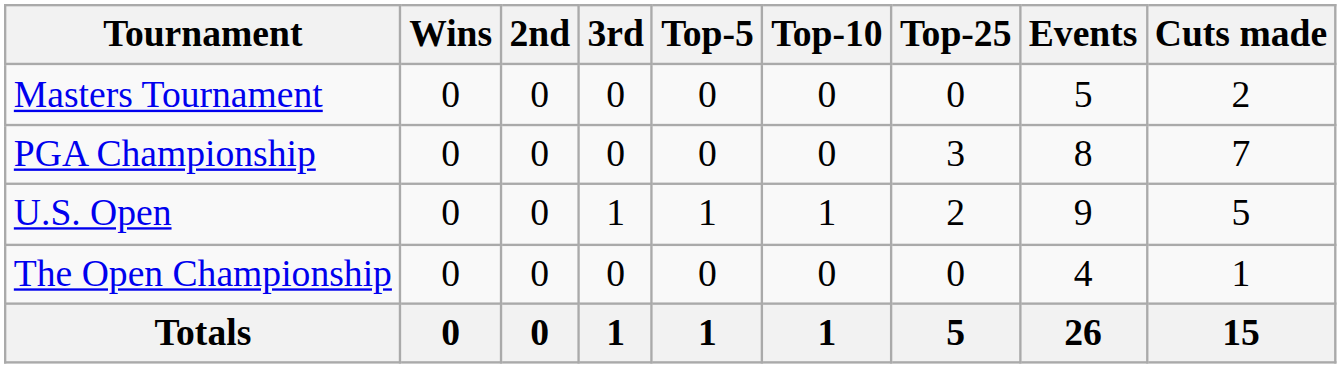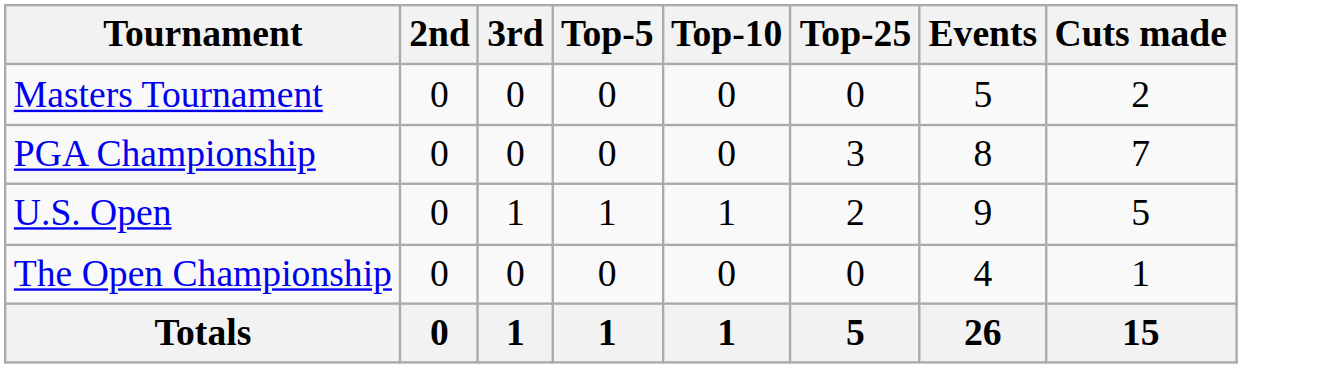- column: (451, 34)
